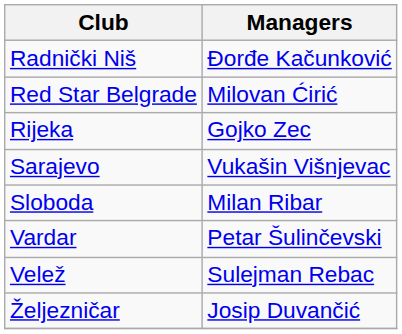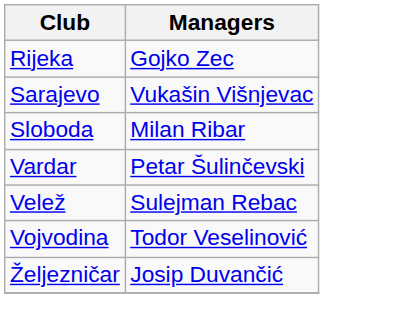- row: (73, 58)
- row: (103, 94)
+ row: (59, 238)
